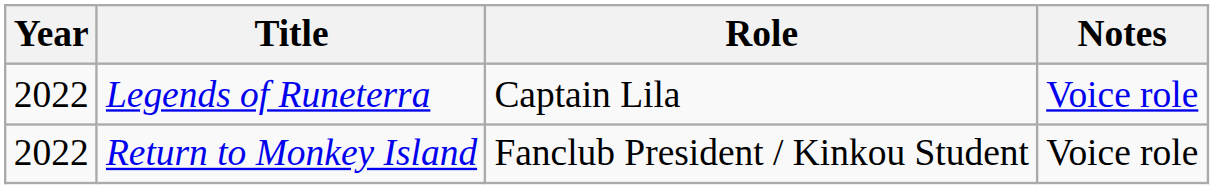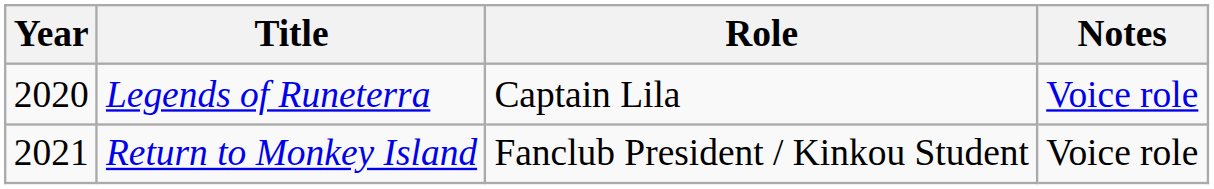(51, 93) 2022 -> (51, 93) 2020
(51, 152) 2022 -> (51, 152) 2021
